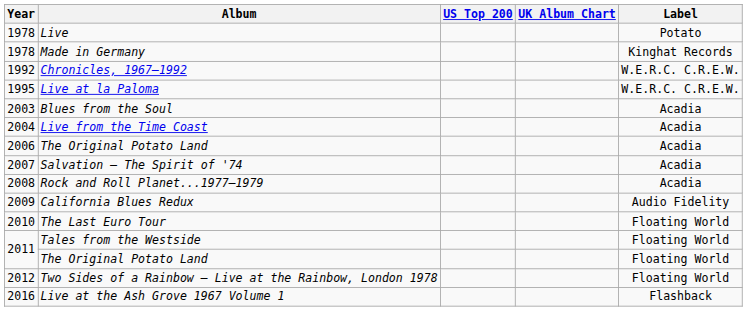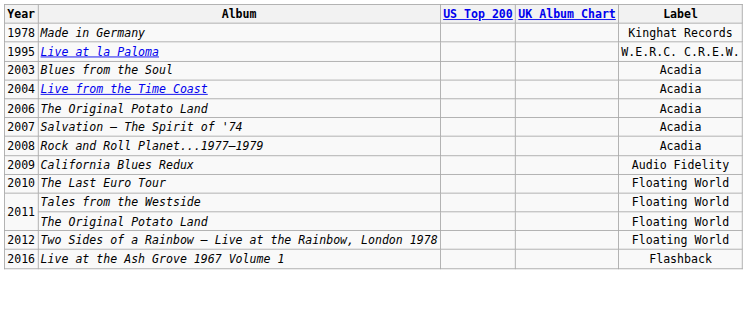- row: (21, 33)
- row: (21, 70)
